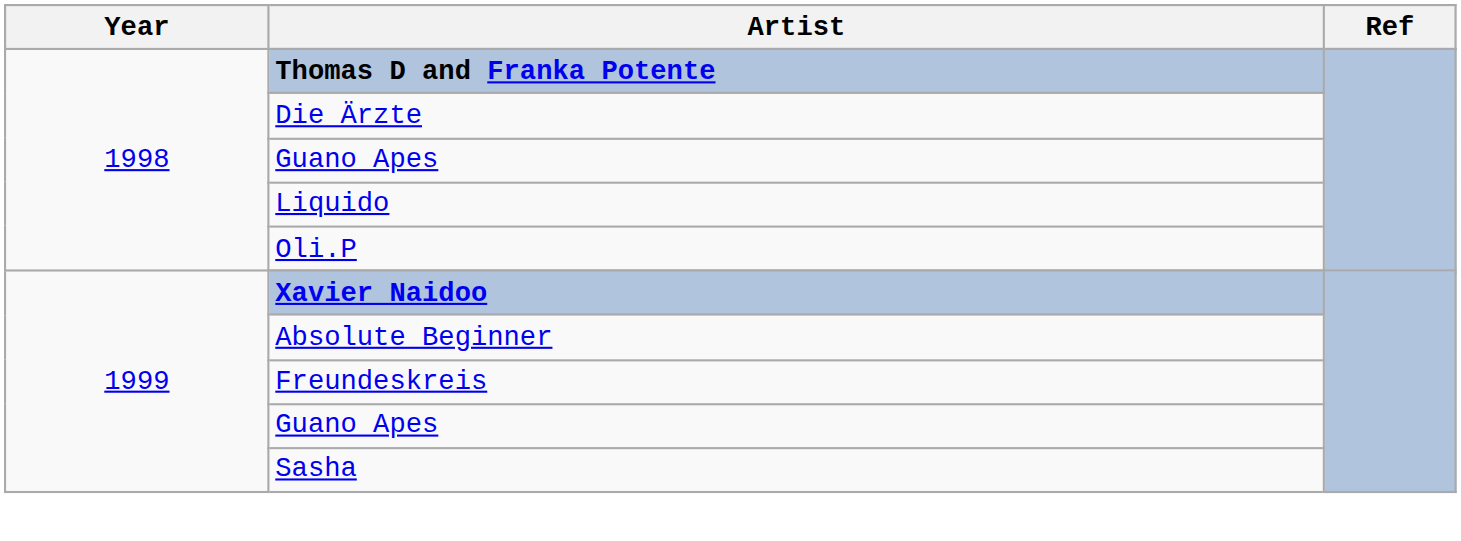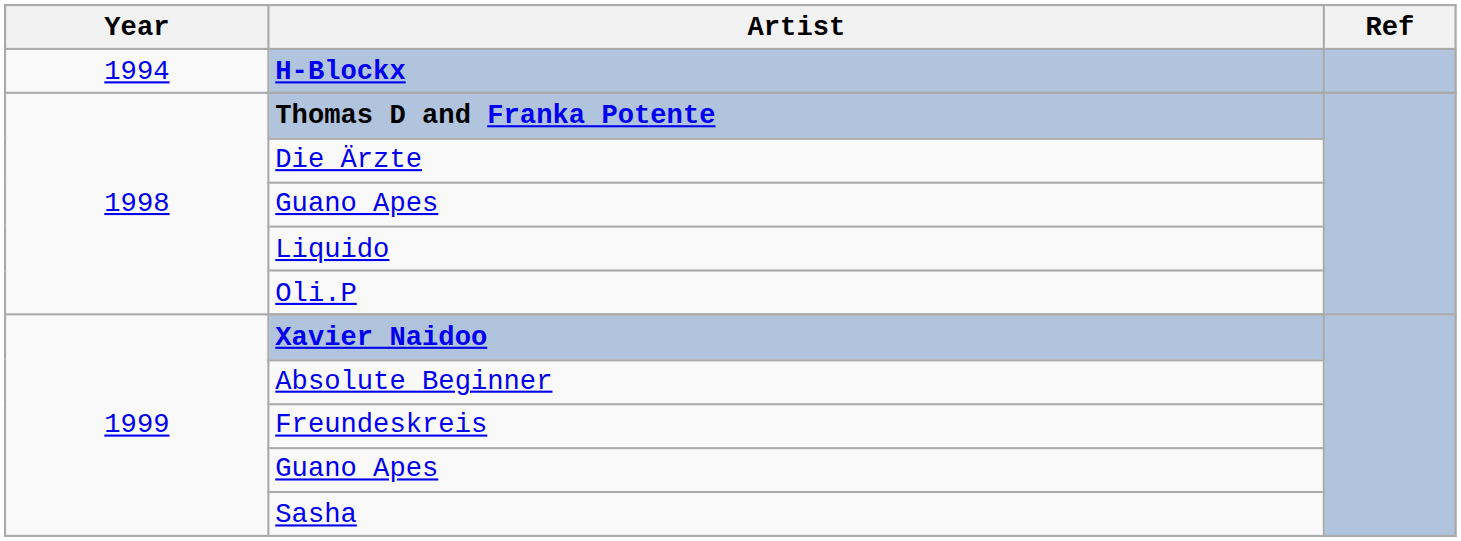+ row: (137, 71)
